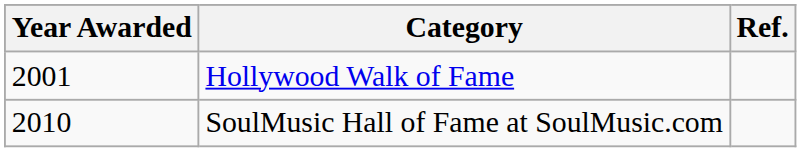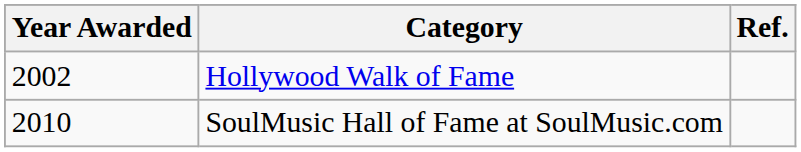(42, 75) 2001 -> (42, 75) 2002
